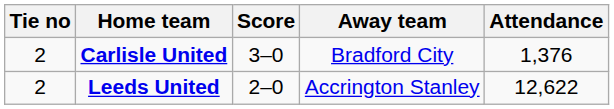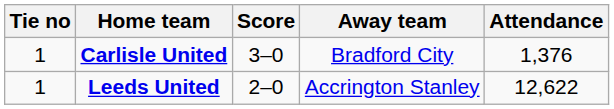(40, 54) 2 -> (40, 54) 1
(40, 87) 2 -> (40, 87) 1
